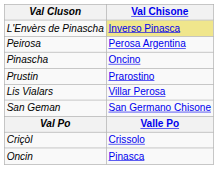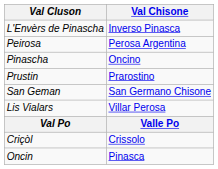(144, 28) khaki background -> (144, 28) no background
rows swapped: (34, 108) <-> (30, 92)
